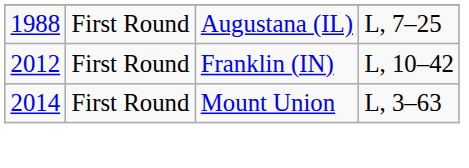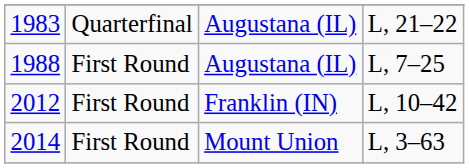+ row: (35, 24)
